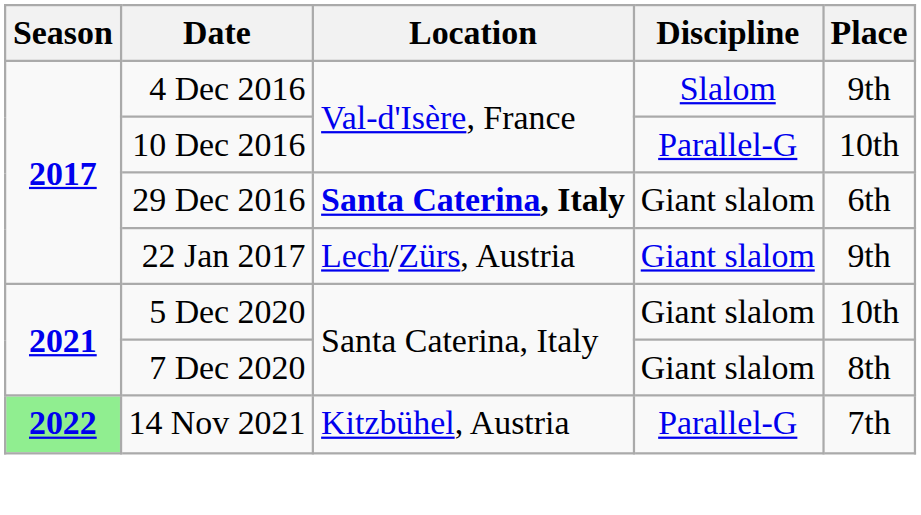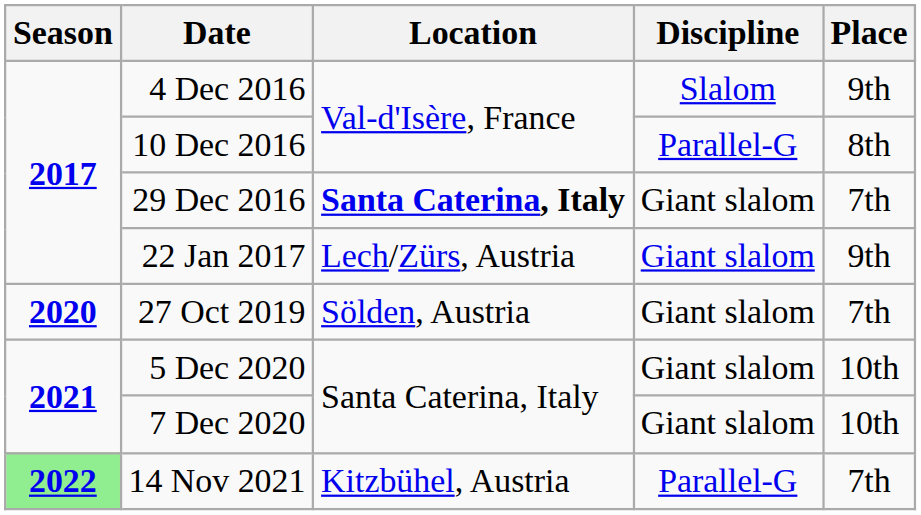(869, 144) 10th -> (869, 144) 8th
(869, 200) 6th -> (869, 200) 7th
+ row: (222, 312)
(869, 367) 8th -> (869, 423) 10th
